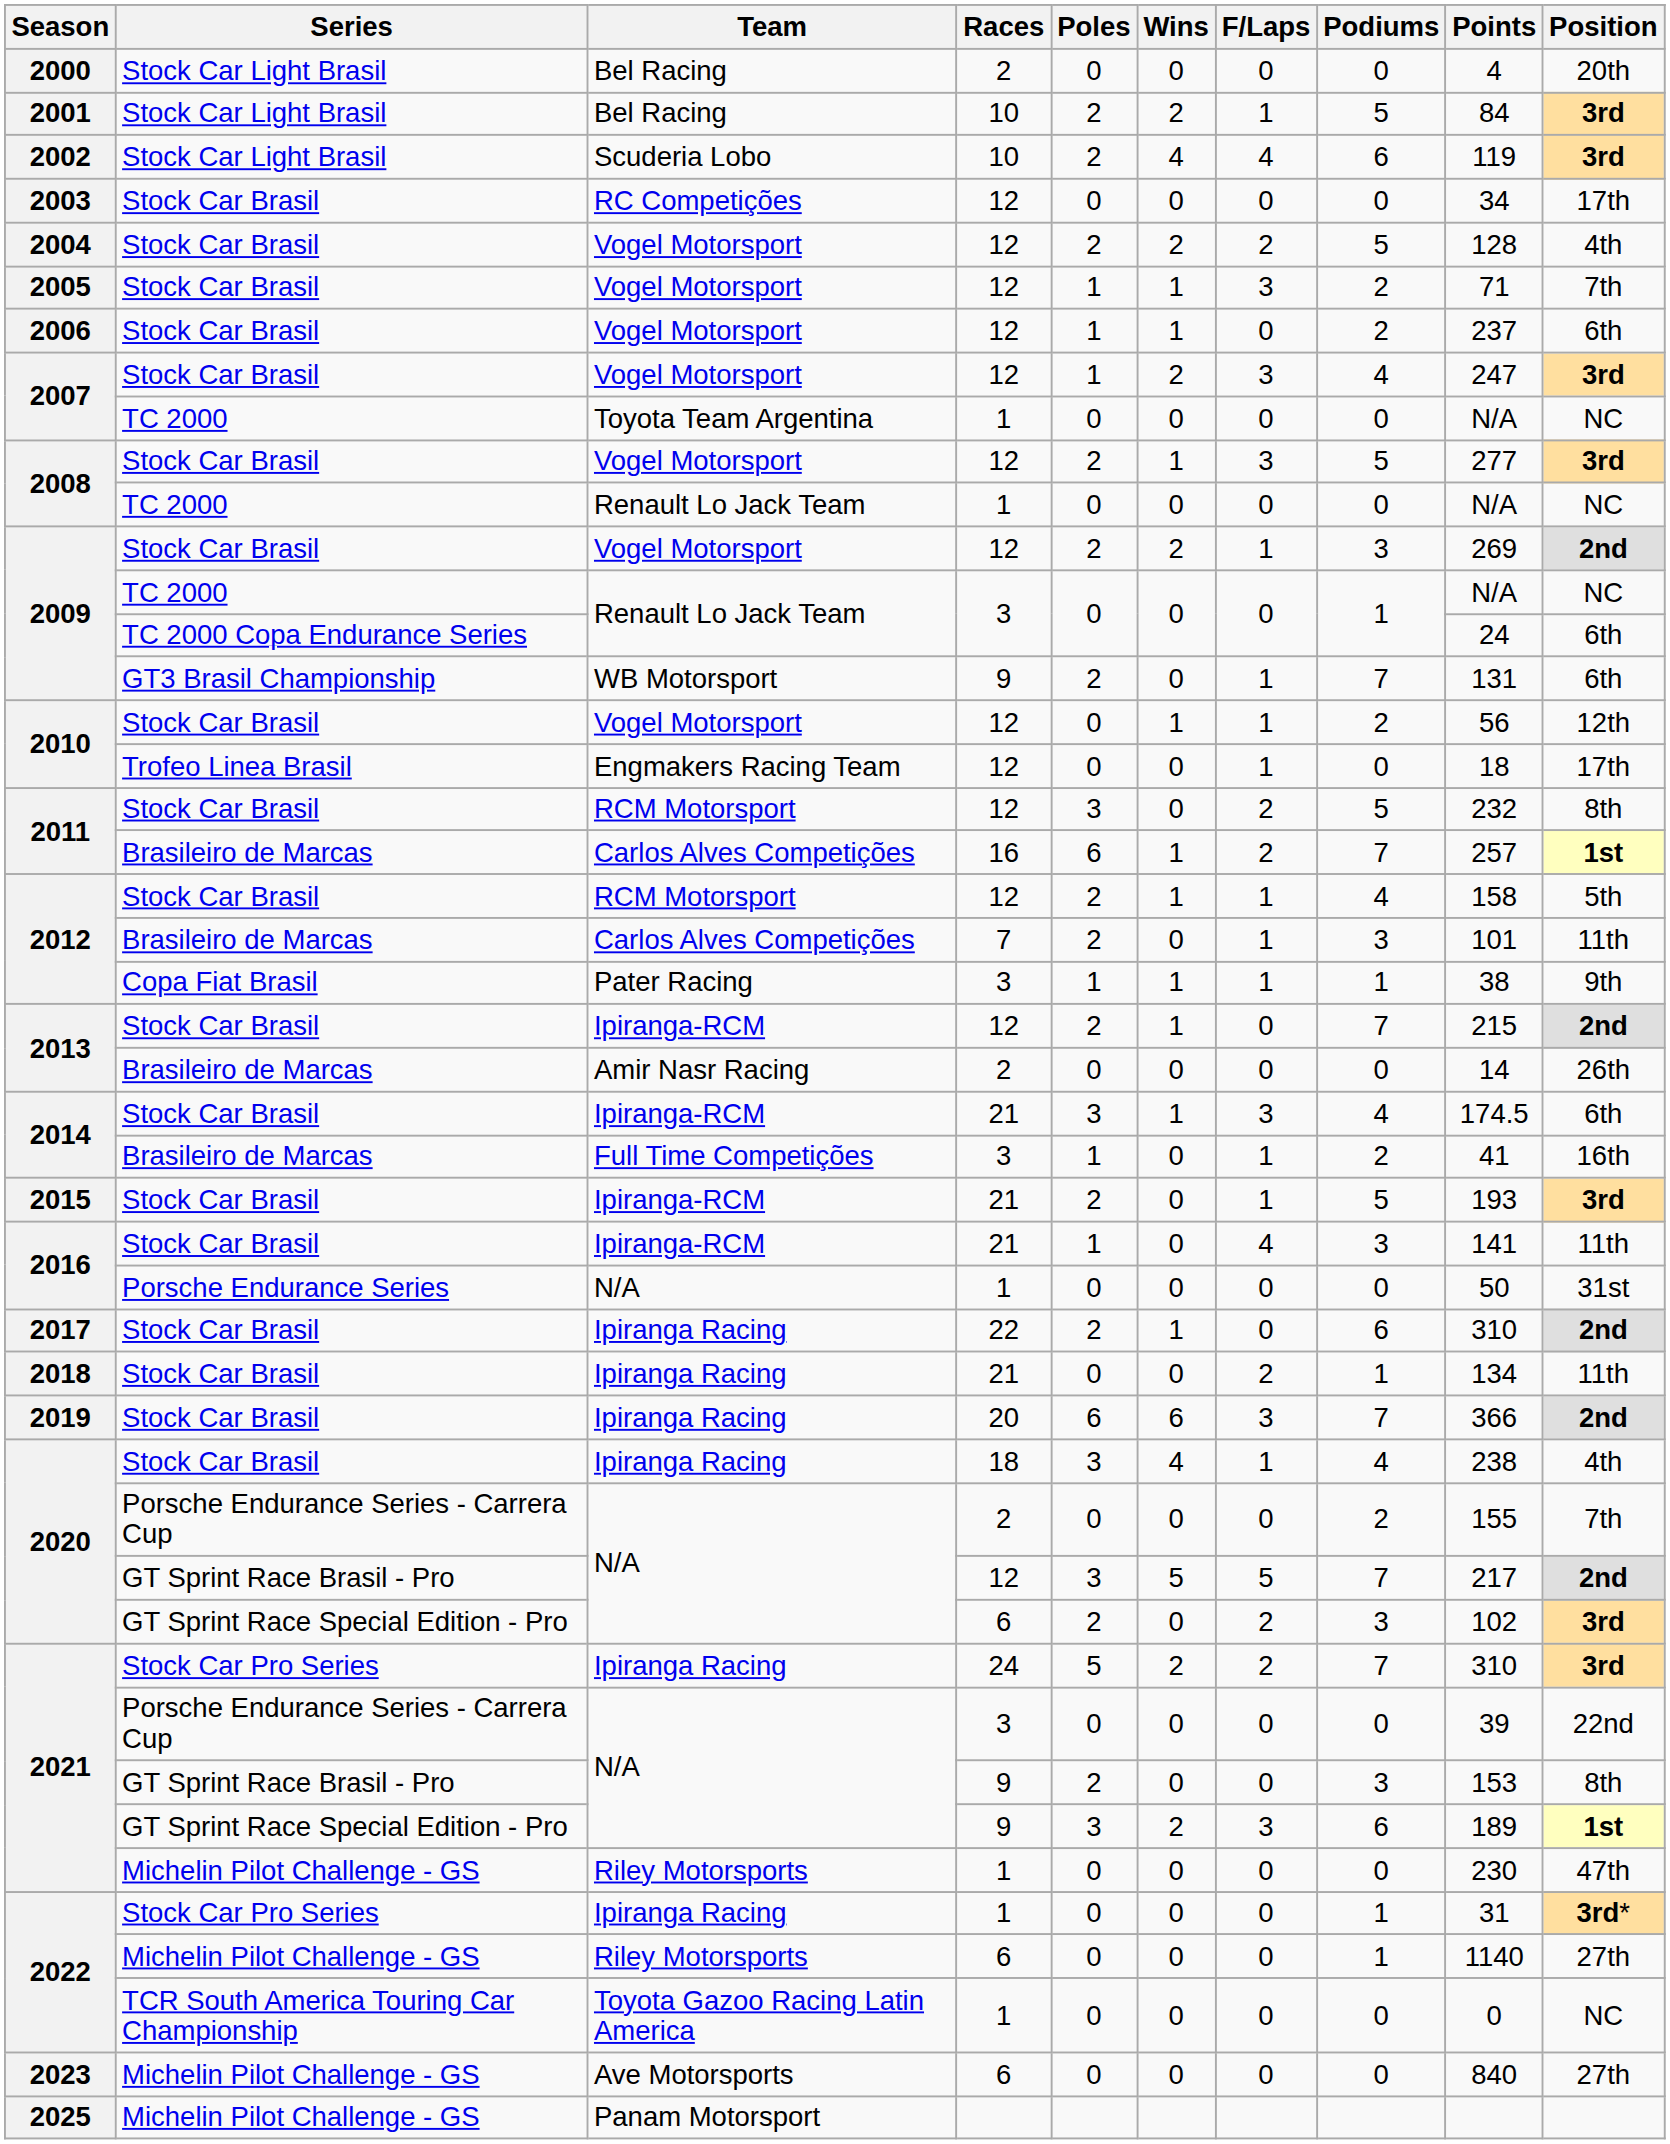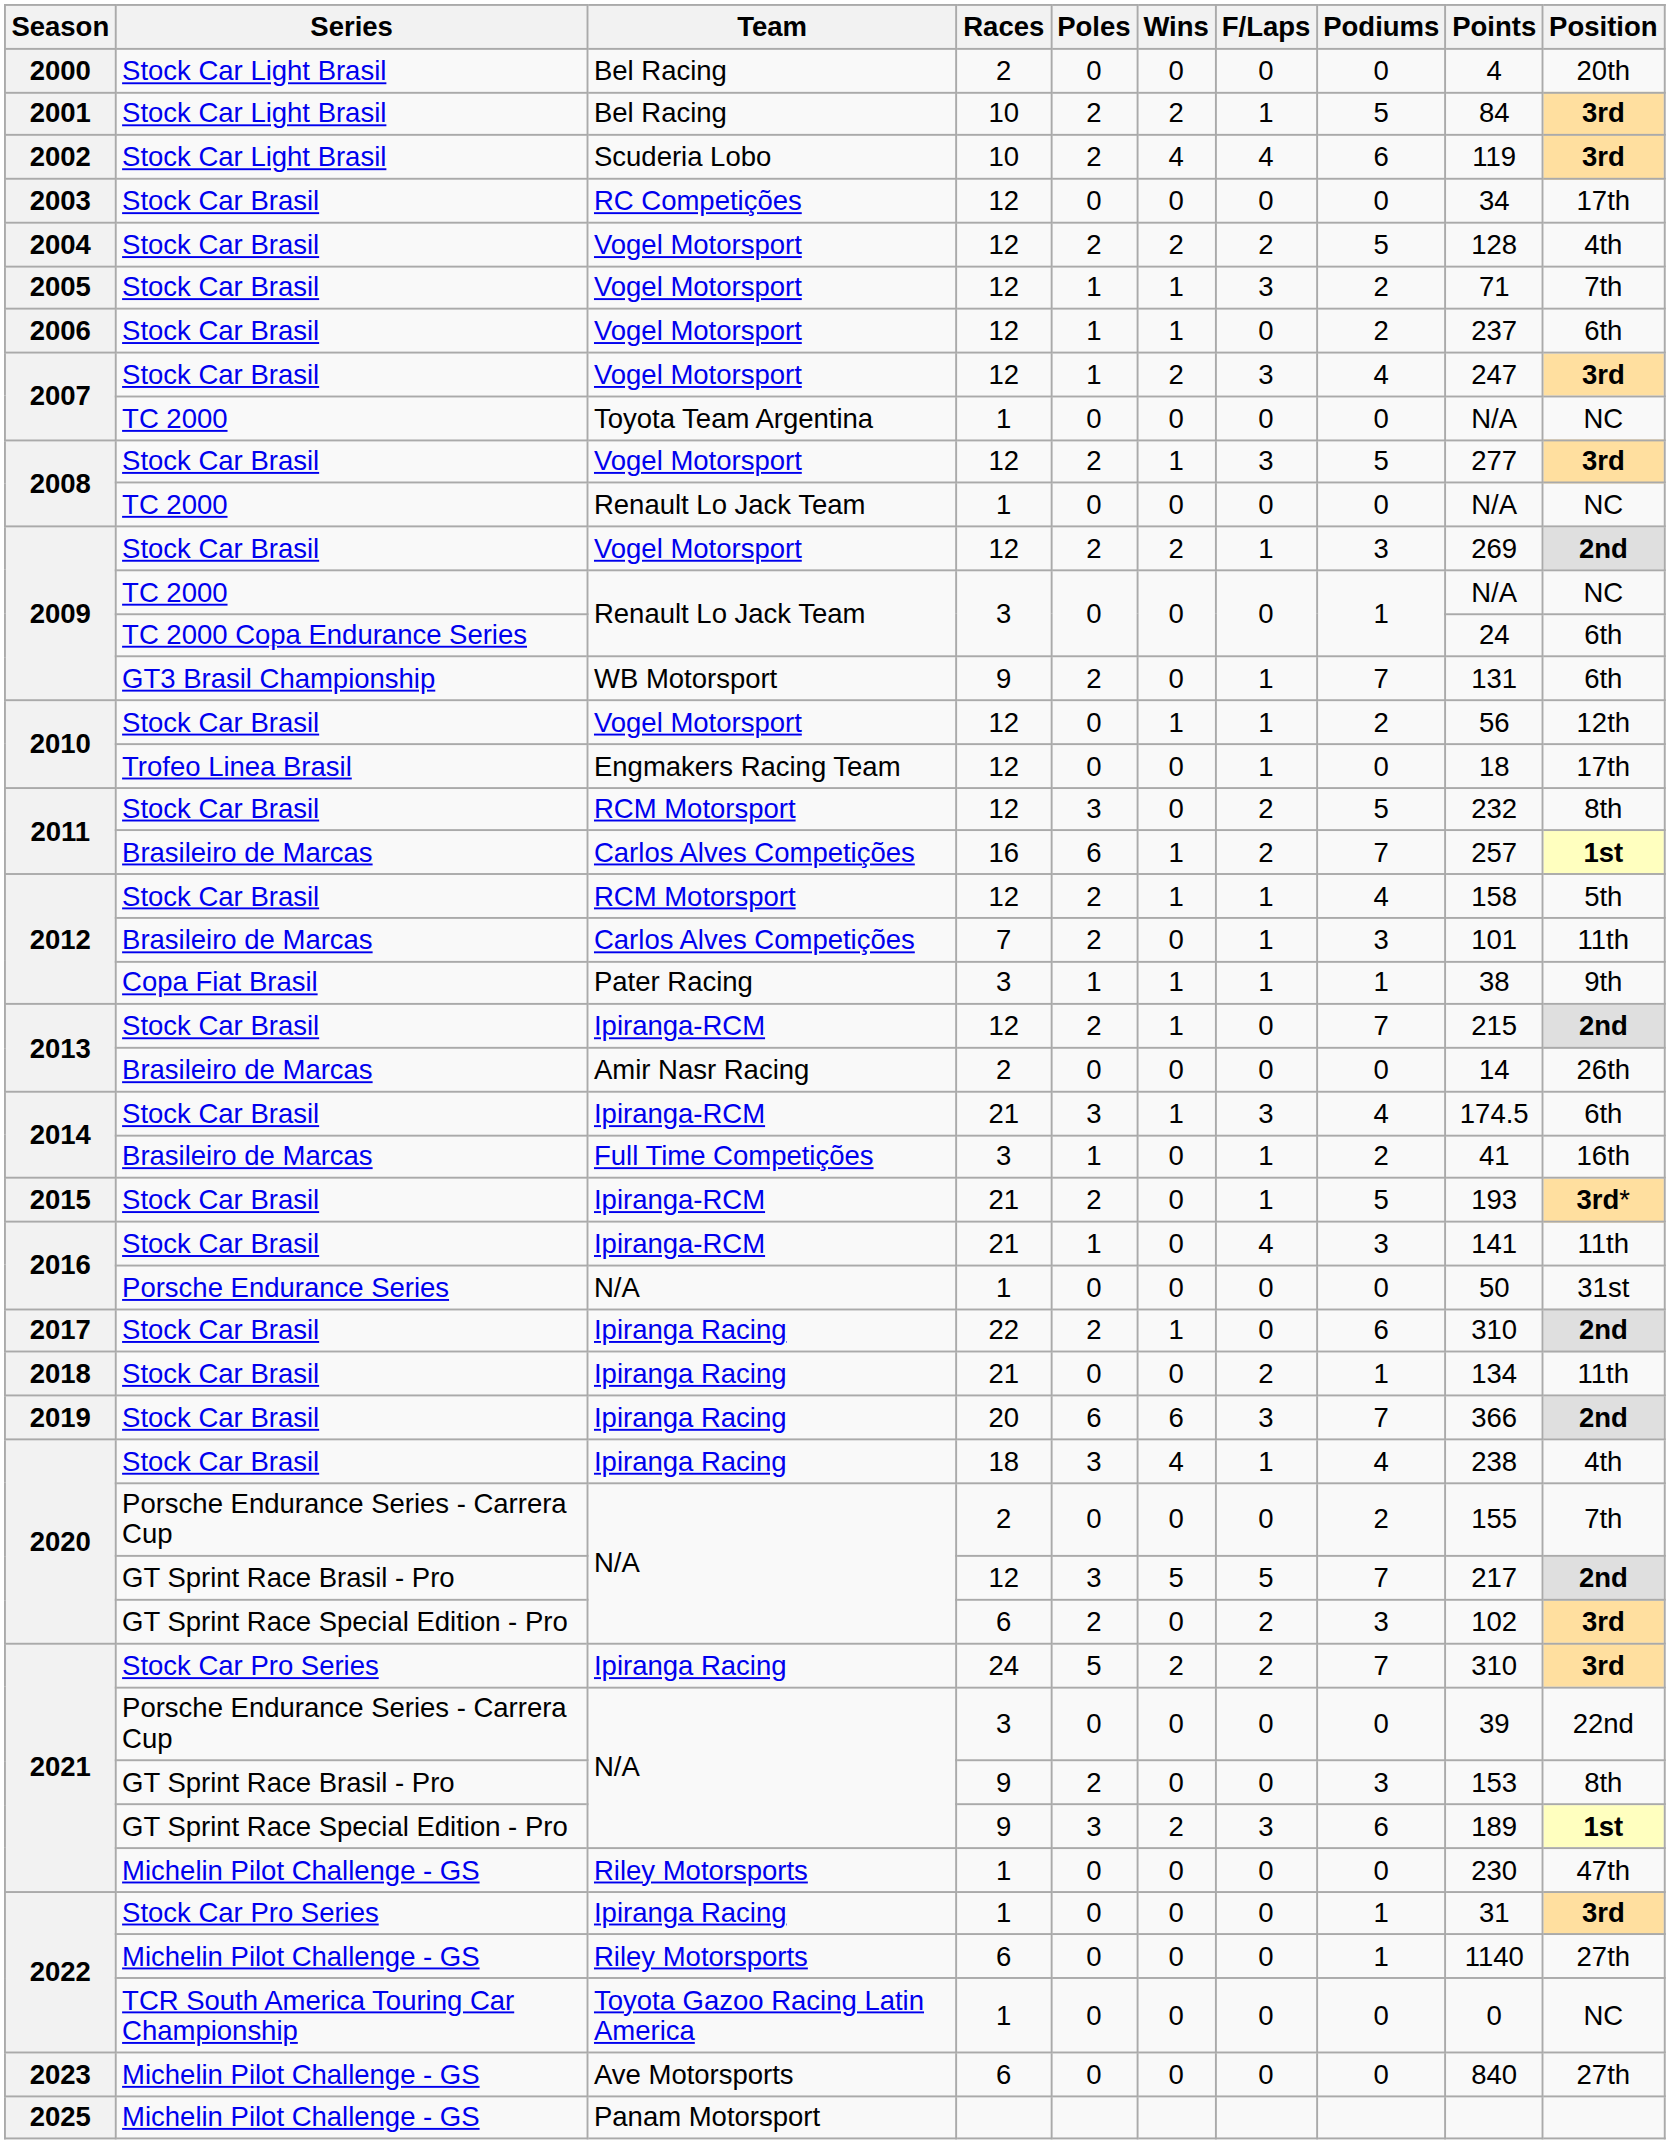(1603, 1200) 3rd -> (1603, 1200) 3rd*
(1603, 1913) 3rd* -> (1603, 1913) 3rd
